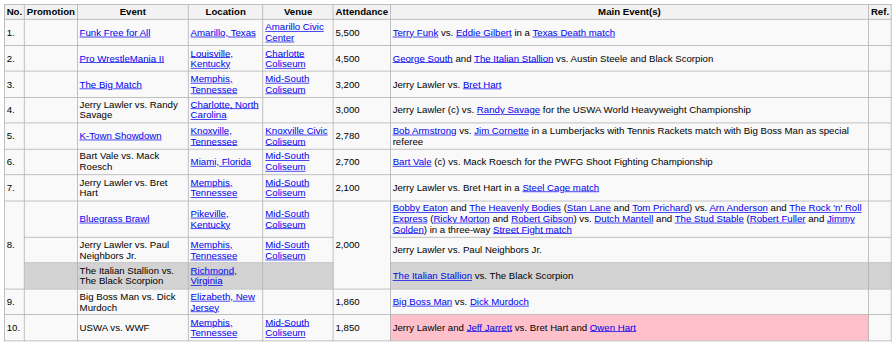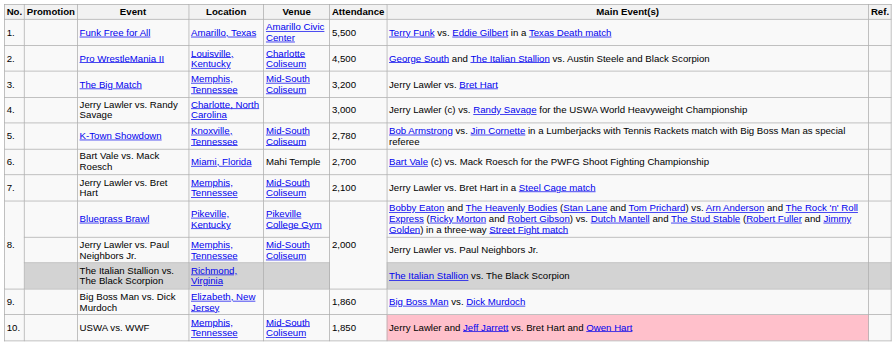(296, 136) Knoxville Civic Coliseum -> (288, 136) Mid-South Coliseum
(287, 161) Mid-South Coliseum -> (293, 161) Mahi Temple
(287, 219) Mid-South Coliseum -> (294, 219) Pikeville College Gym
